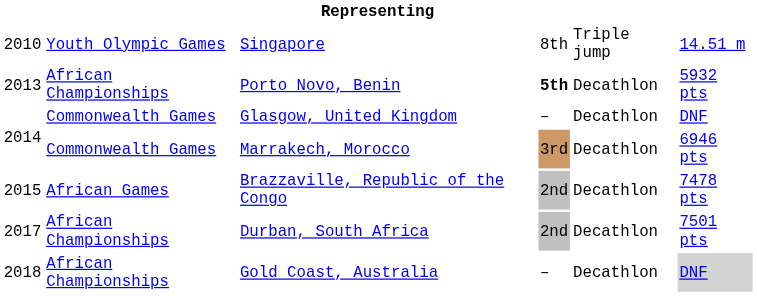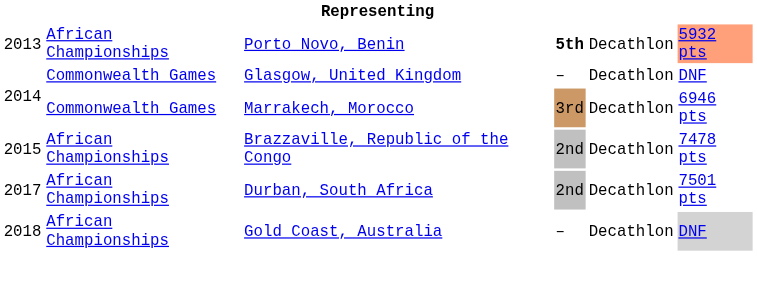- row: (282, 44)
(698, 85) no background -> (697, 44) lightsalmon background
(108, 190) African Games -> (108, 149) African Championships
